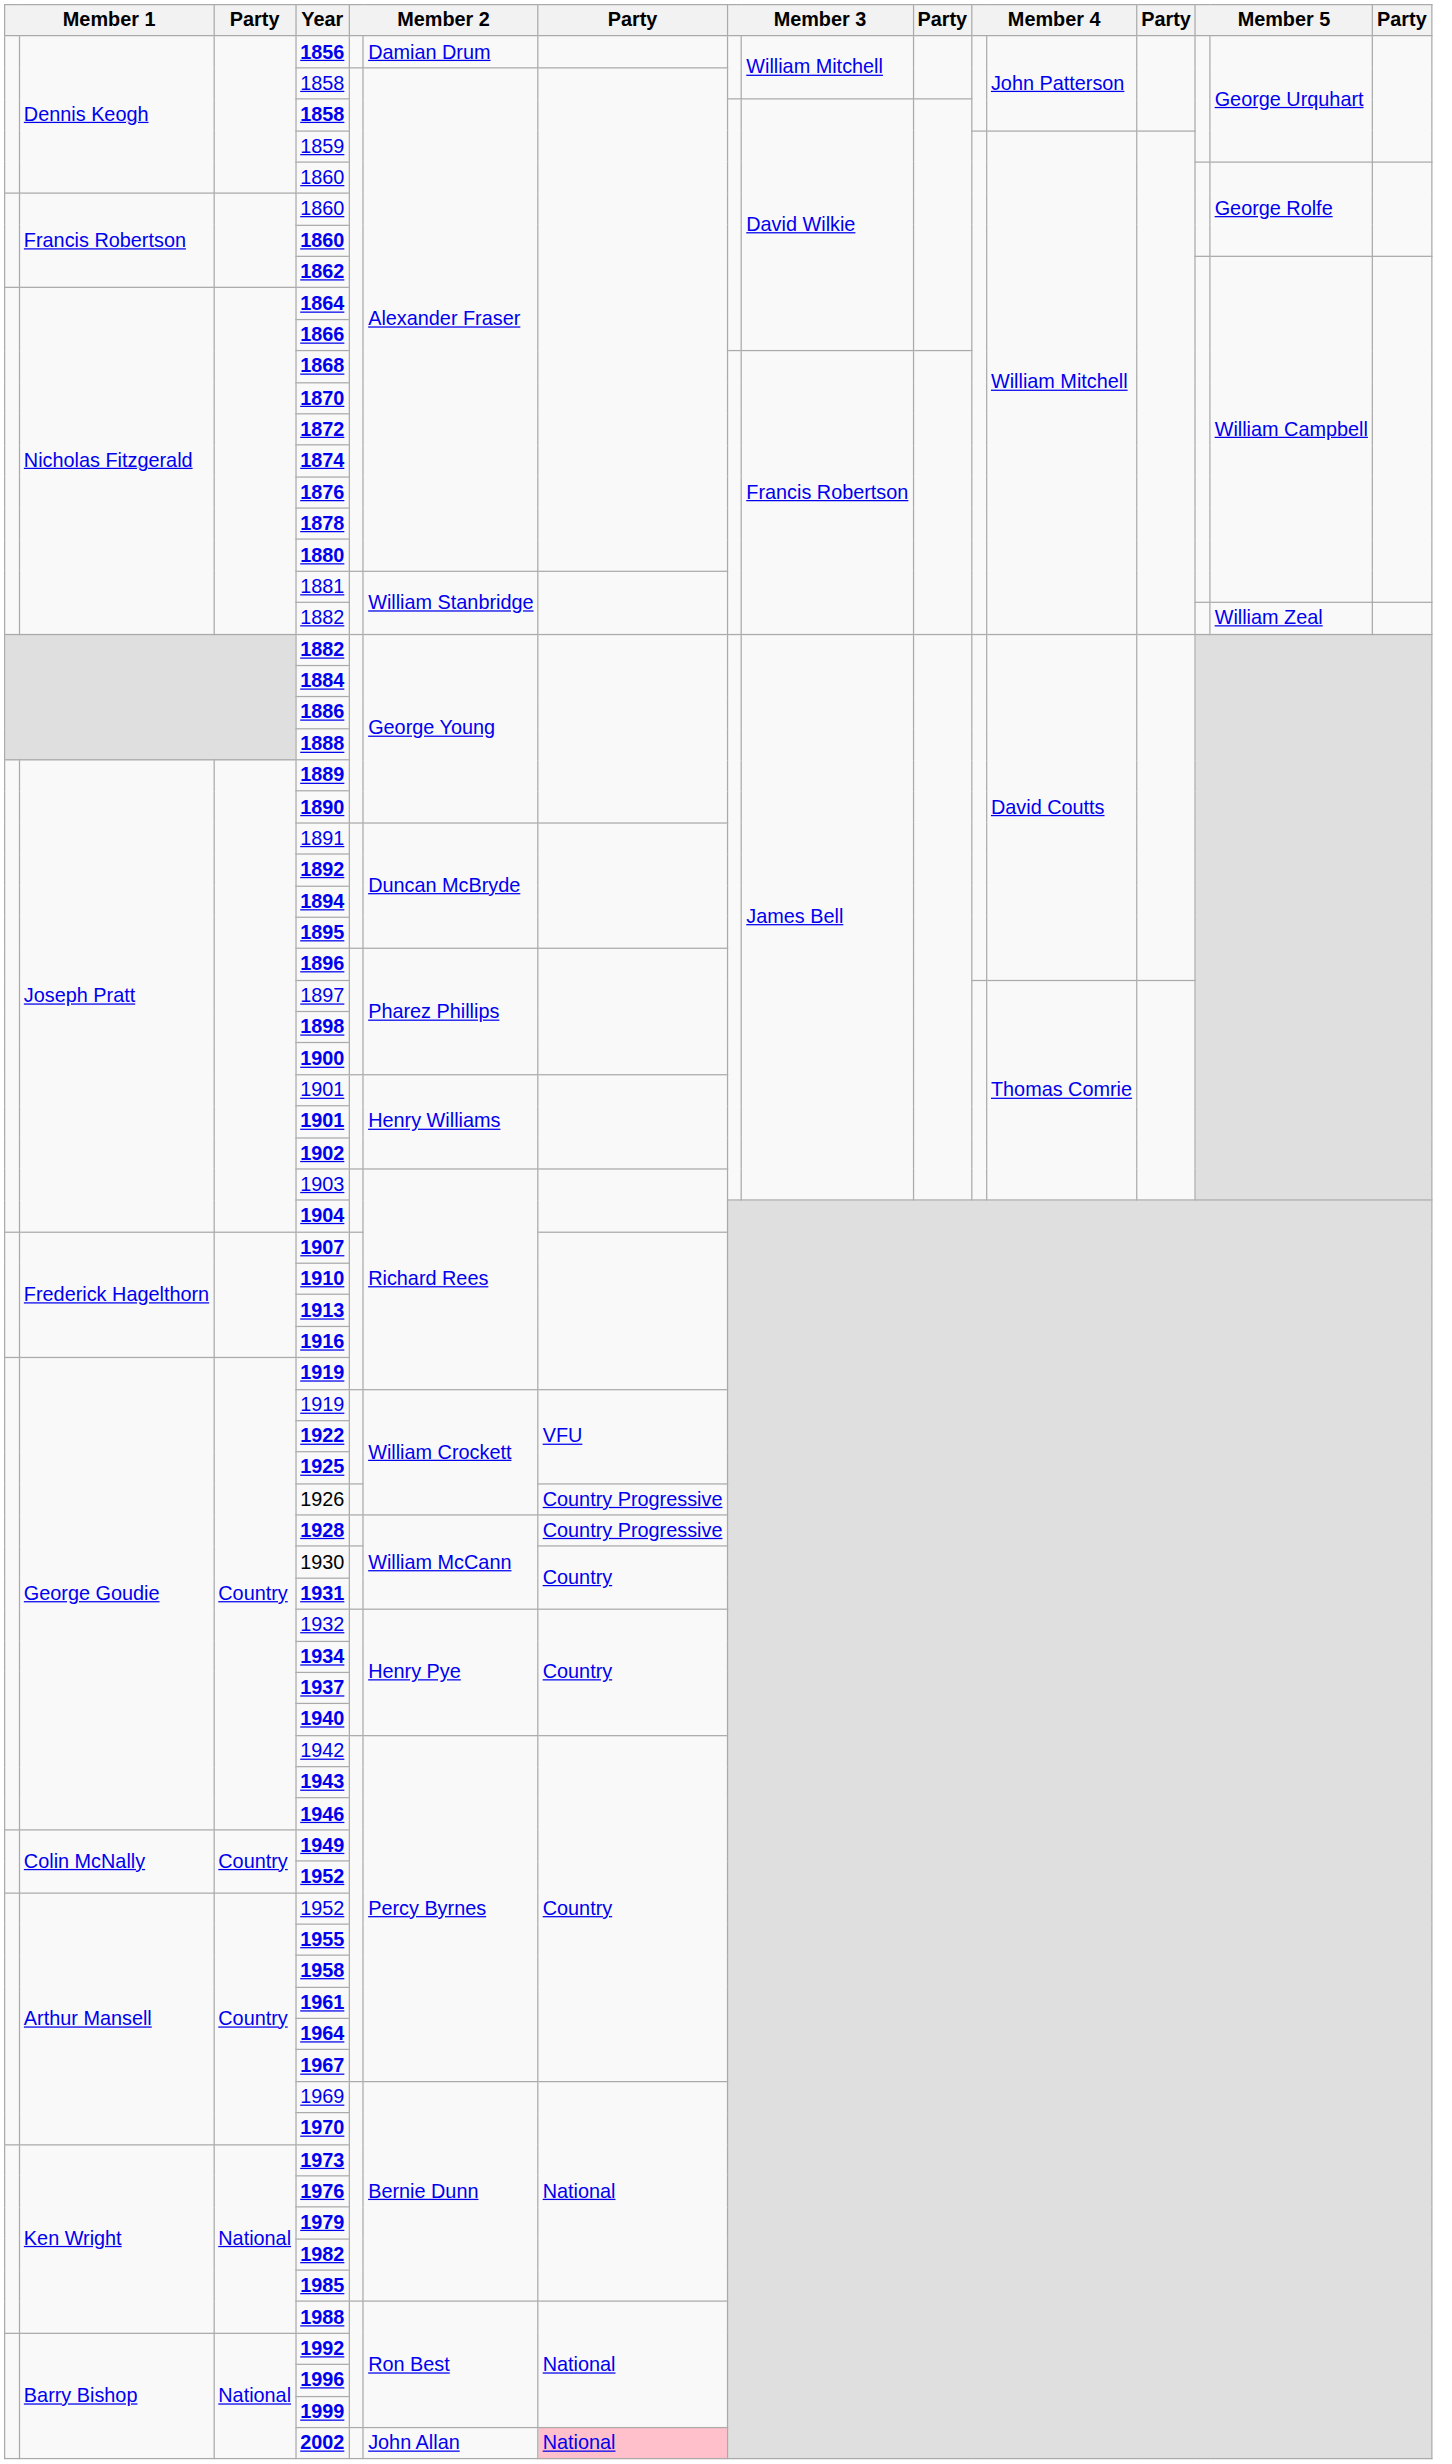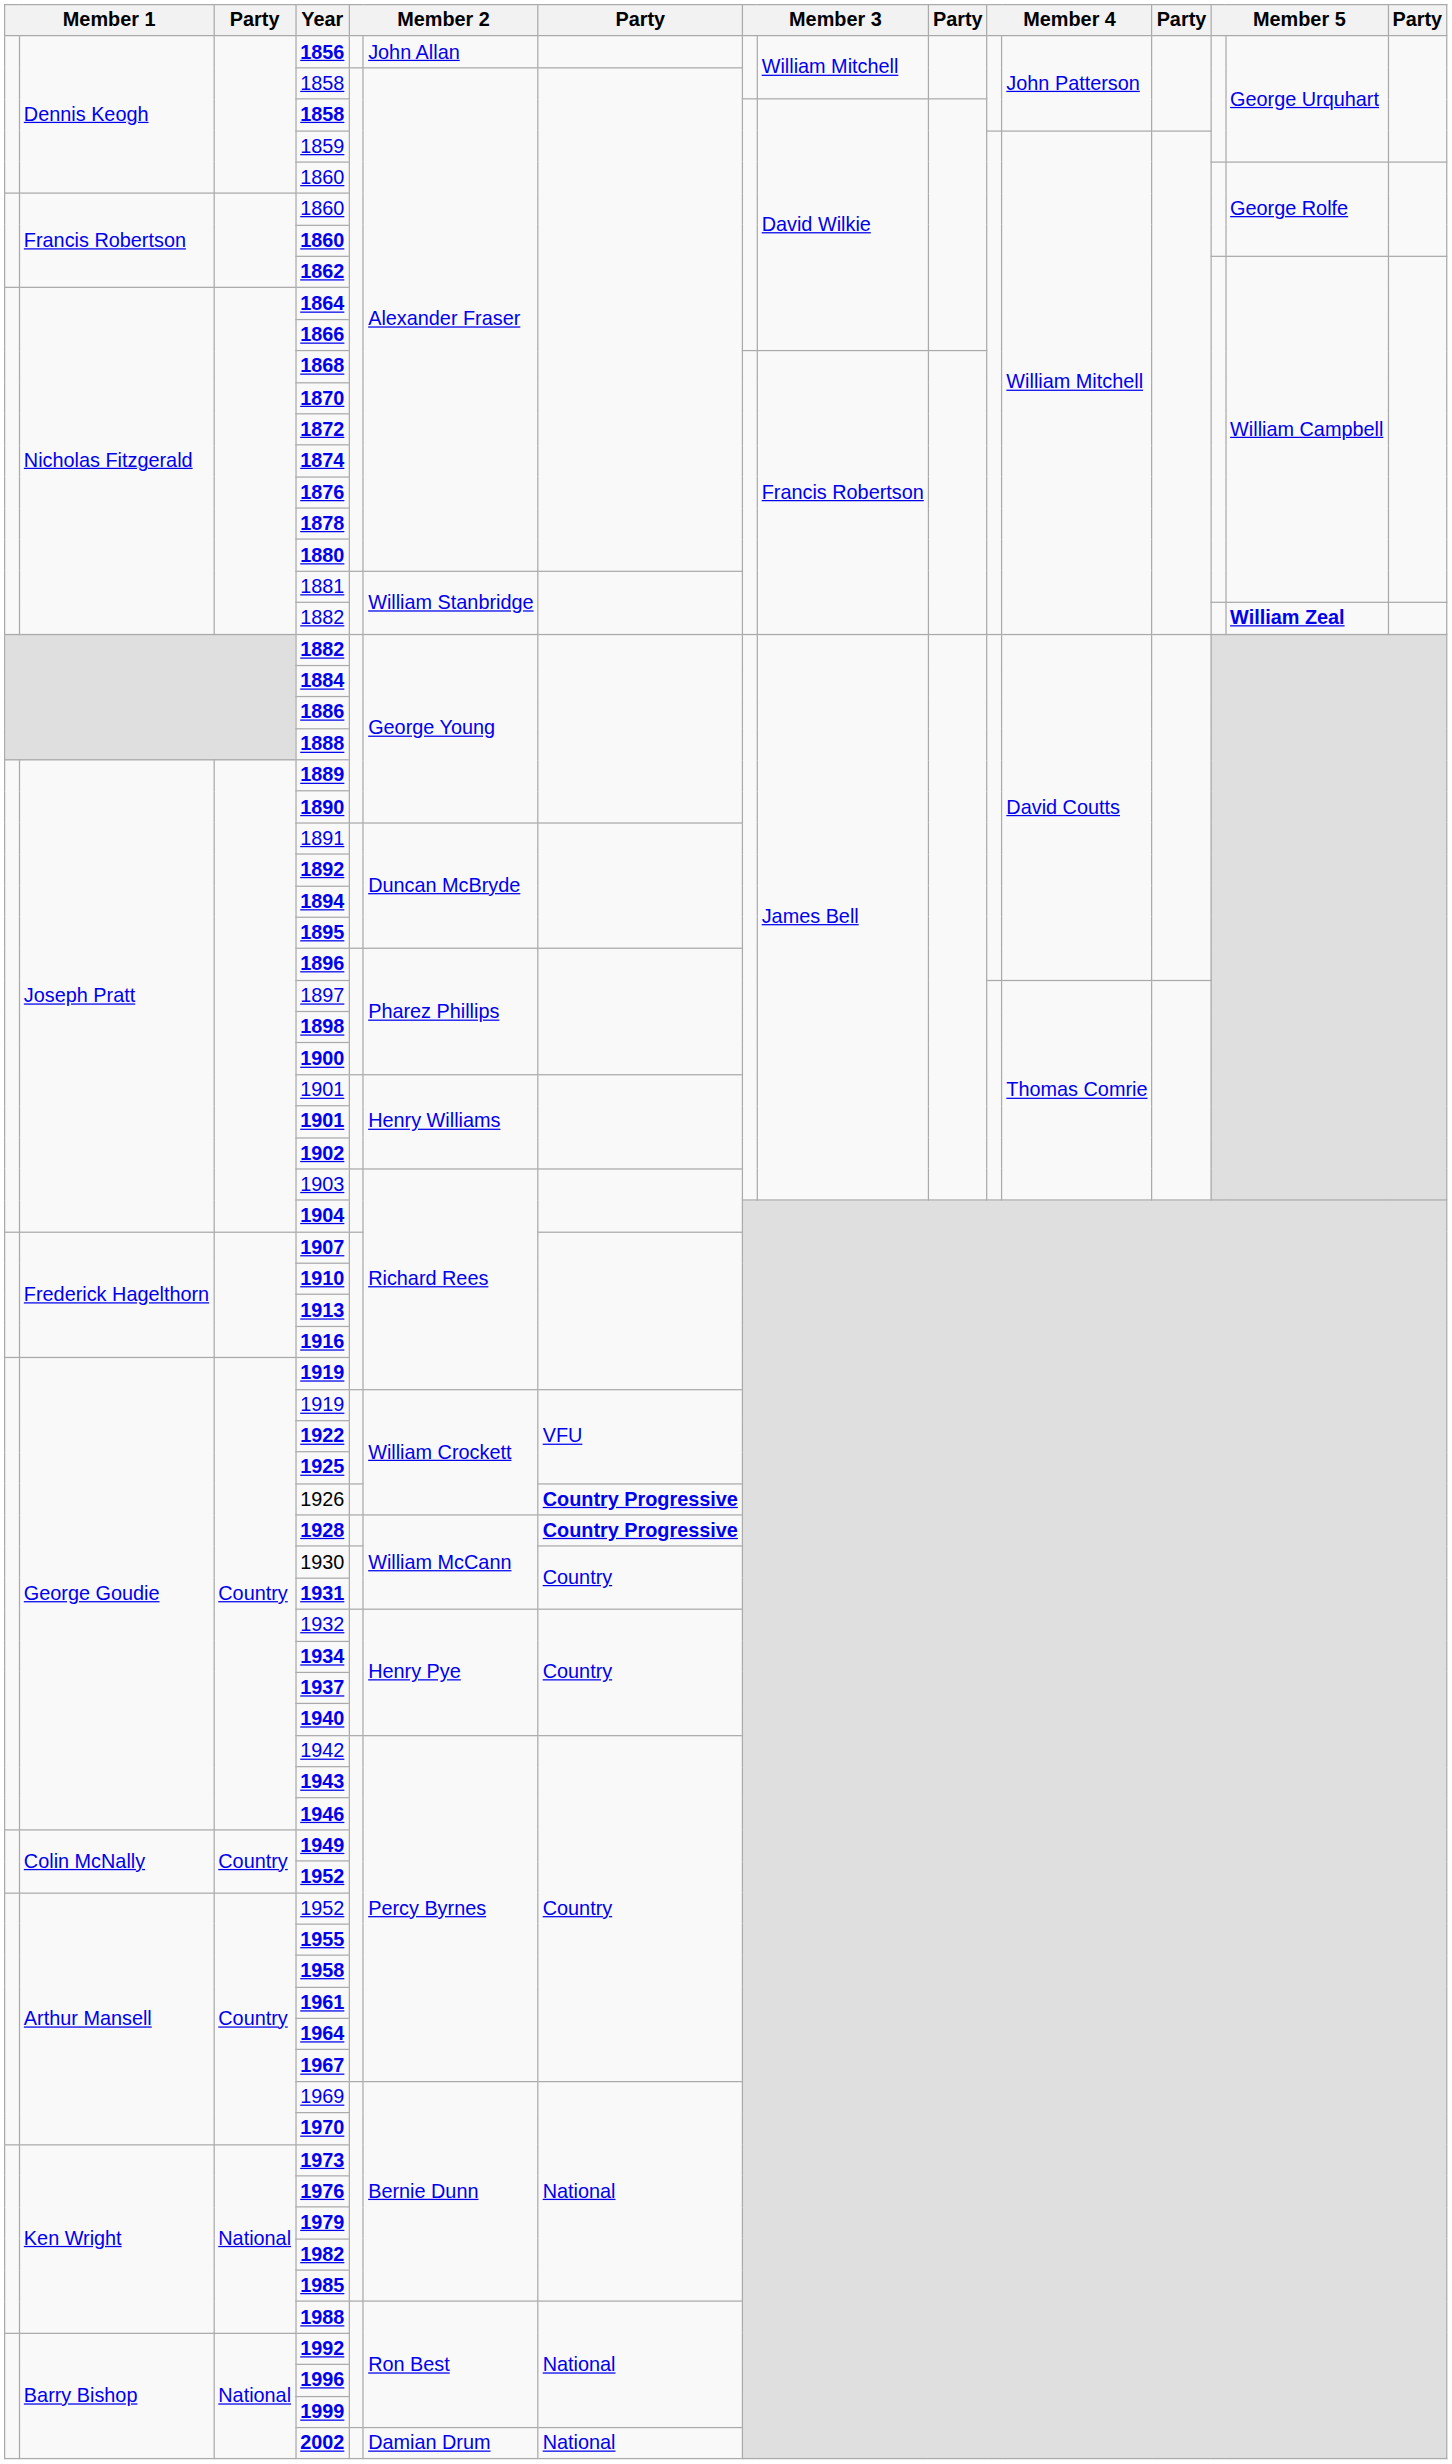(429, 51) Damian Drum -> (414, 51) John Allan
(1269, 618) normal -> (1287, 618) bold
(633, 1499) normal -> (640, 1499) bold
(633, 1530) normal -> (640, 1530) bold
(414, 2443) John Allan -> (429, 2443) Damian Drum
(579, 2443) pink background -> (579, 2443) no background
